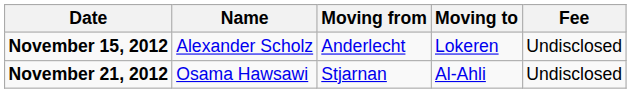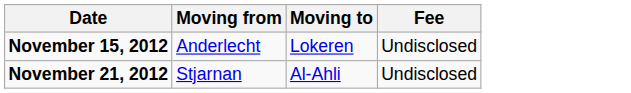- column: (245, 18)
